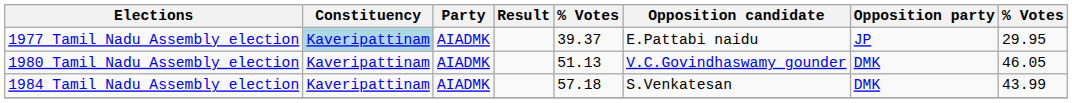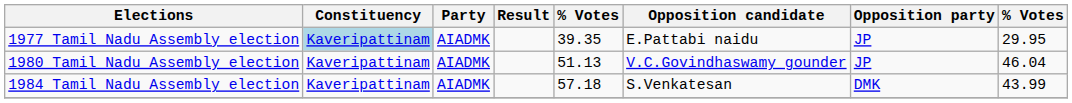(579, 39) 39.37 -> (579, 39) 39.35
(867, 63) DMK -> (863, 63) JP
(1024, 63) 46.05 -> (1024, 63) 46.04
